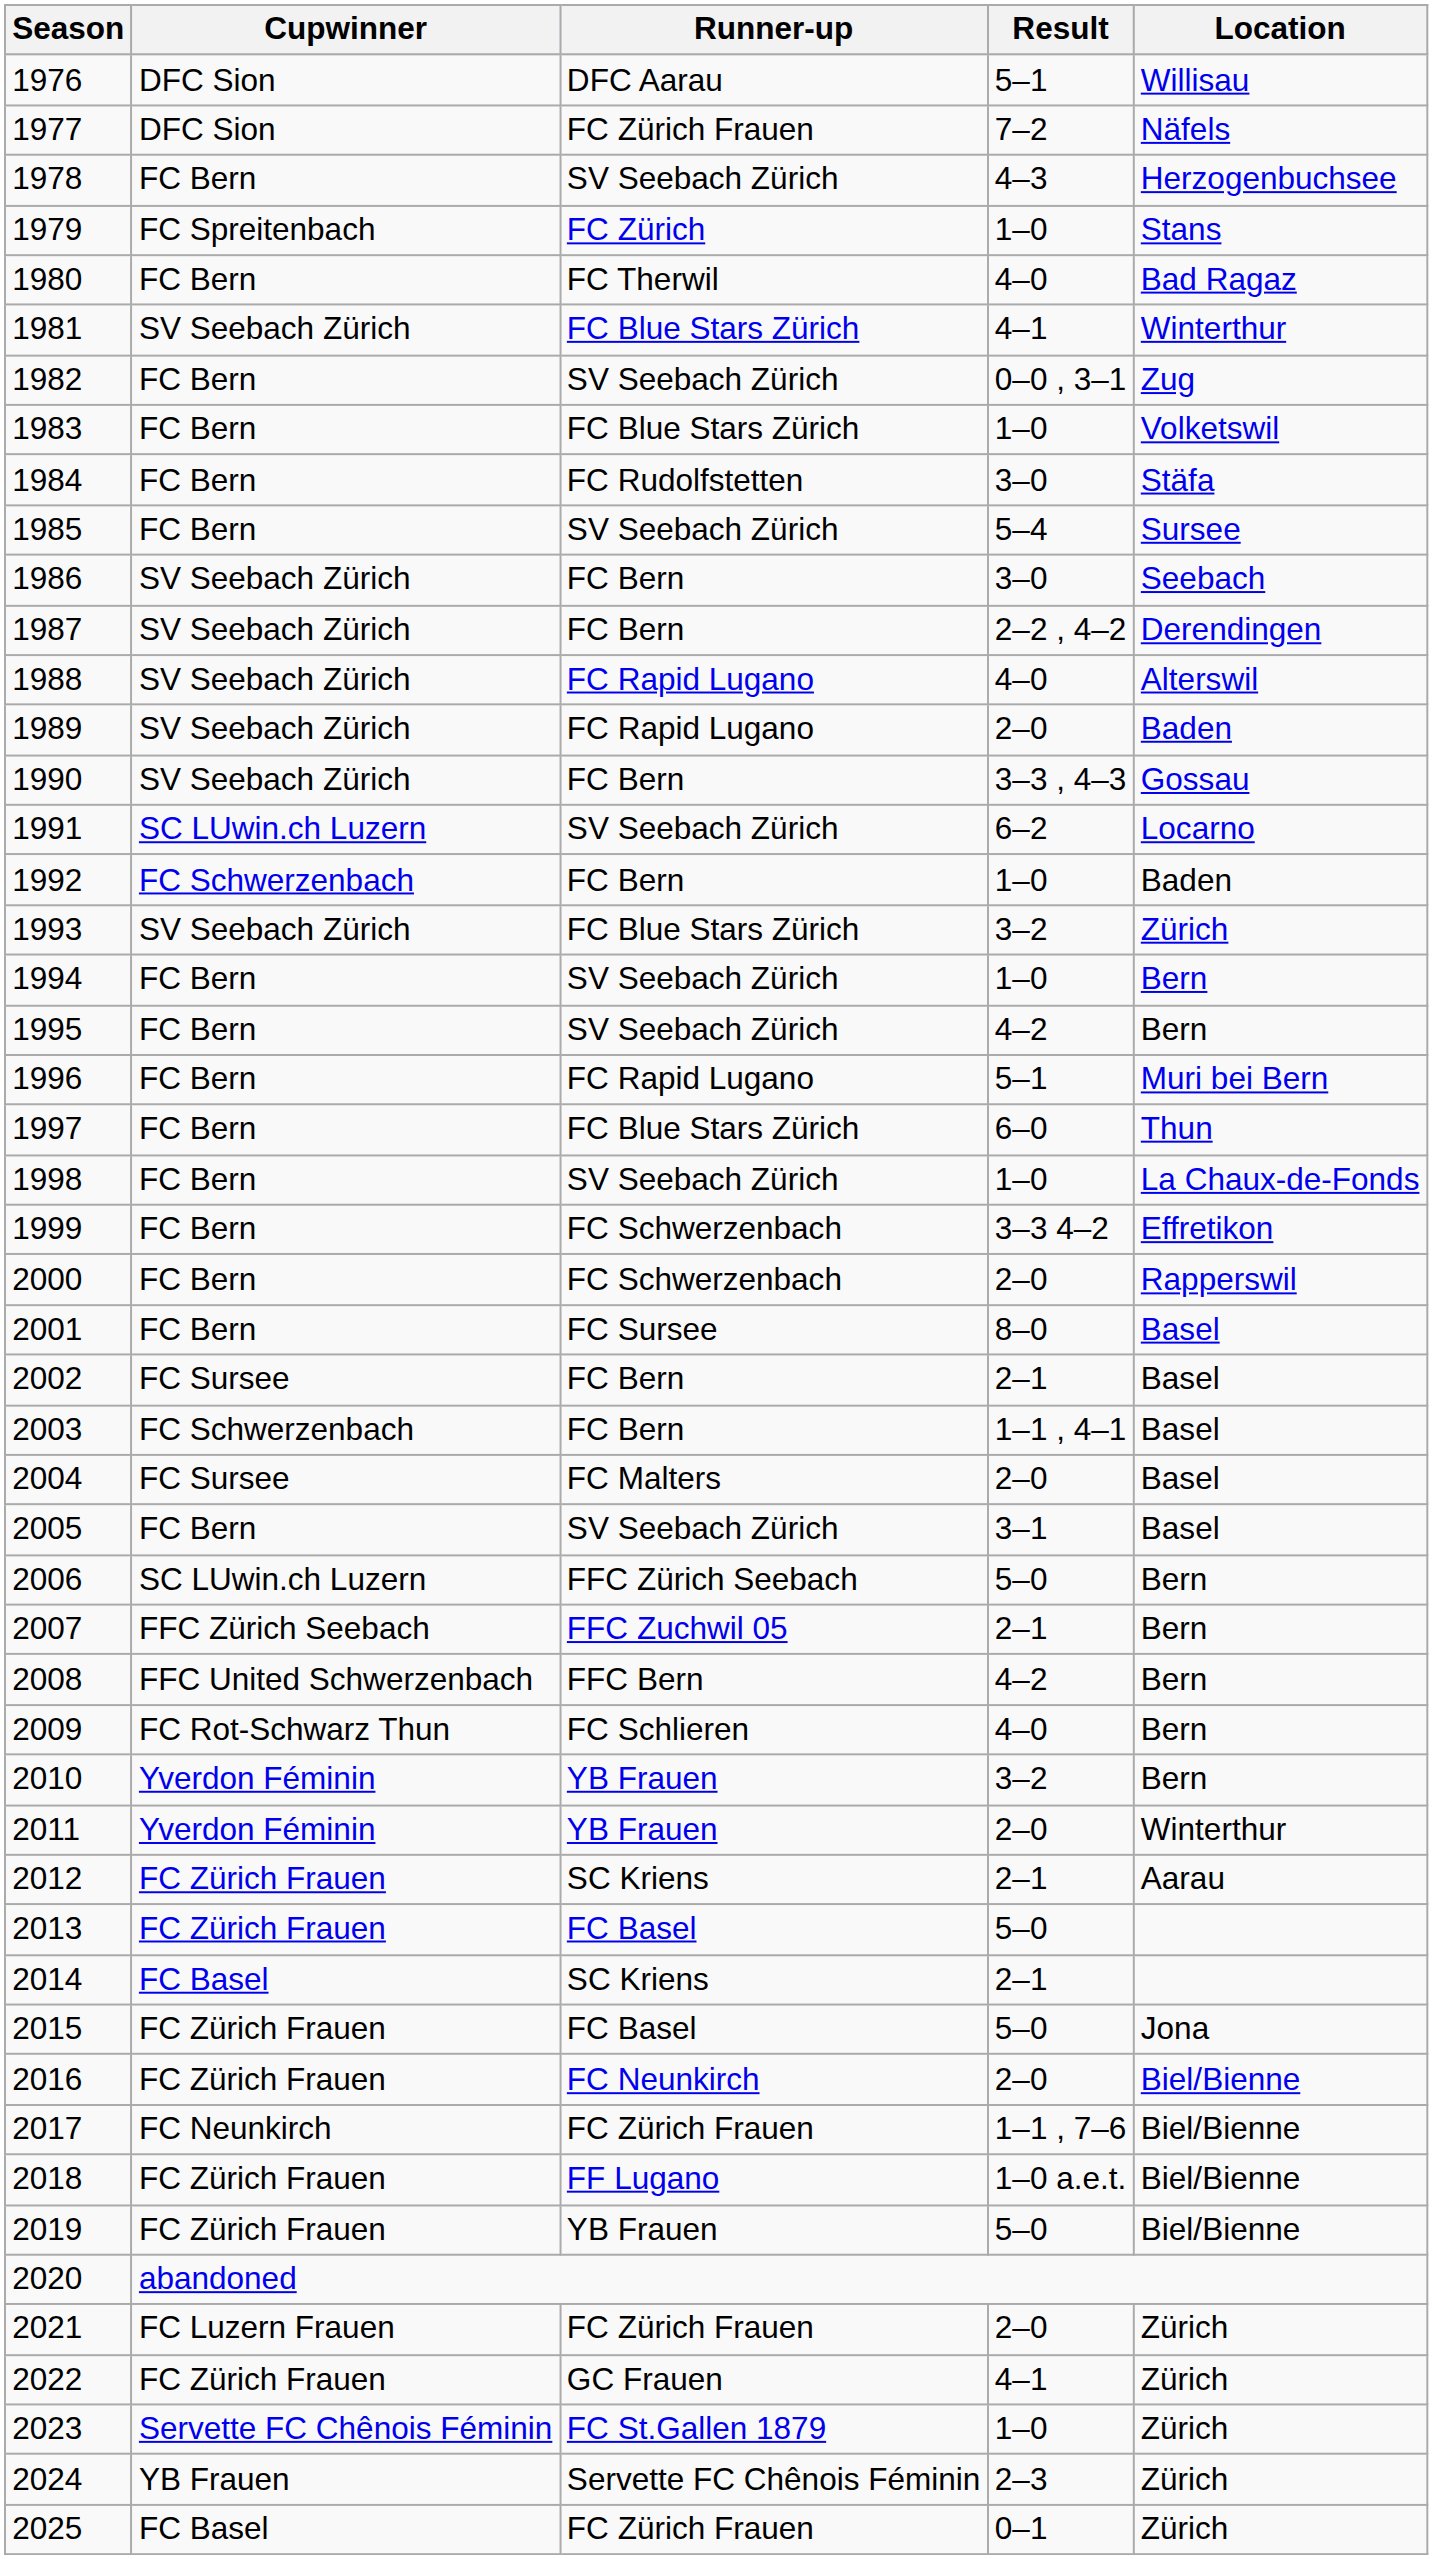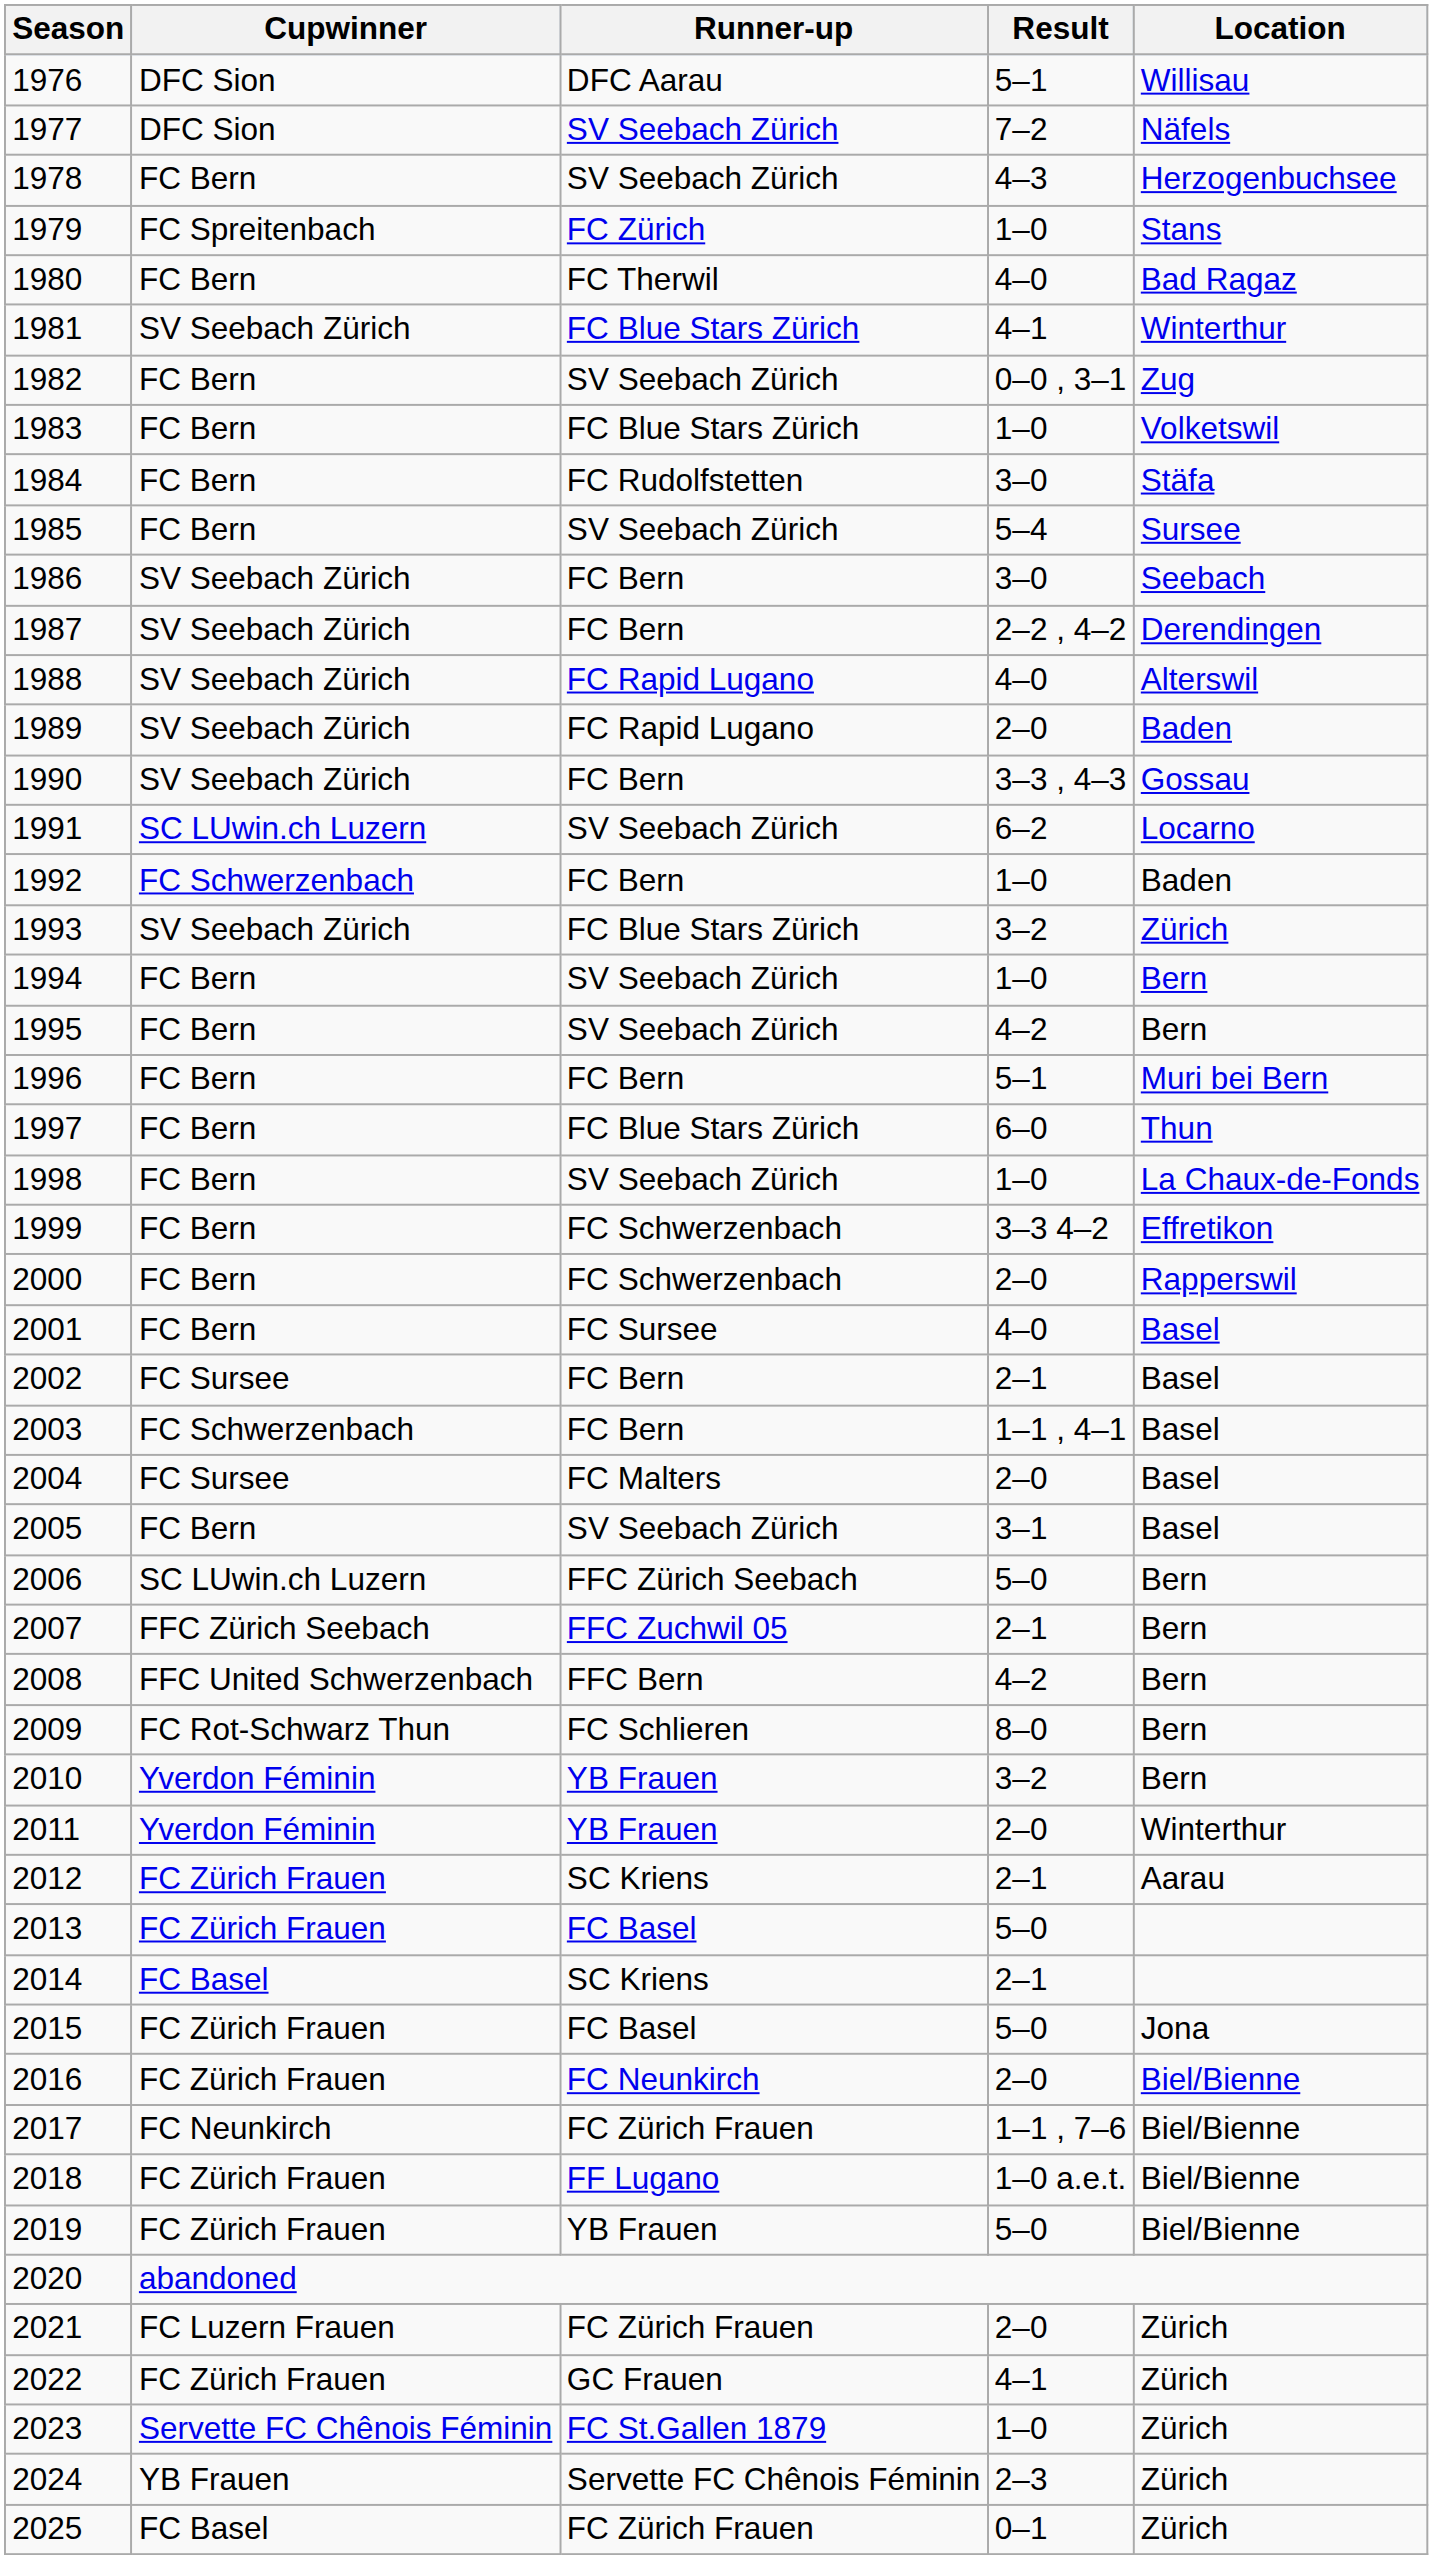(690, 129) FC Zürich Frauen -> (703, 129) SV Seebach Zürich
(690, 1079) FC Rapid Lugano -> (626, 1079) FC Bern
(1021, 1329) 8–0 -> (1021, 1329) 4–0
(1021, 1729) 4–0 -> (1021, 1729) 8–0
